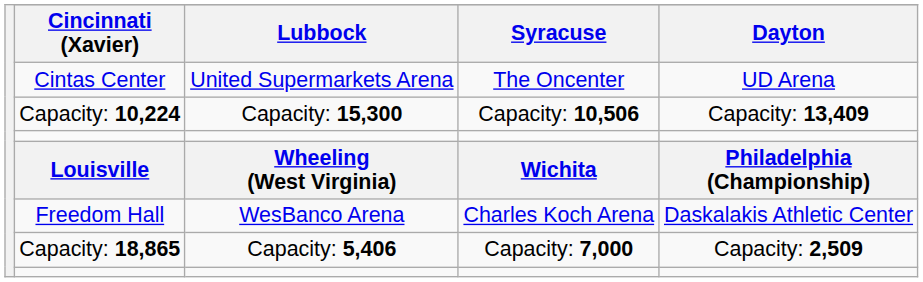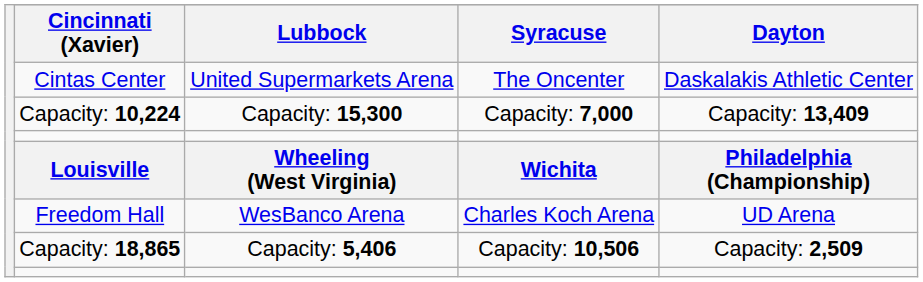(789, 79) UD Arena -> (789, 79) Daskalakis Athletic Center
(559, 113) Capacity: 10,506 -> (559, 113) Capacity: 7,000
(789, 215) Daskalakis Athletic Center -> (789, 215) UD Arena
(559, 249) Capacity: 7,000 -> (559, 249) Capacity: 10,506
